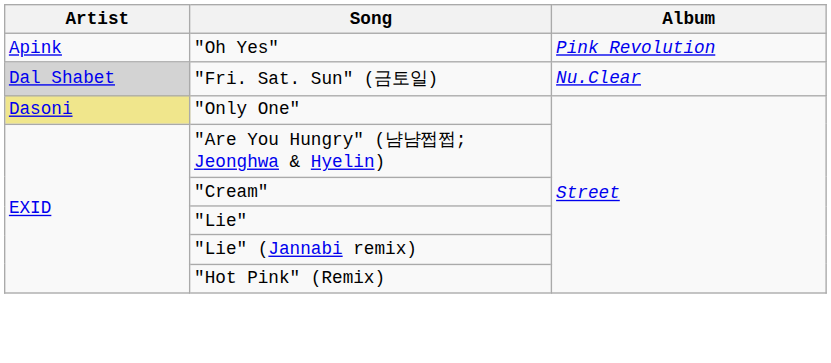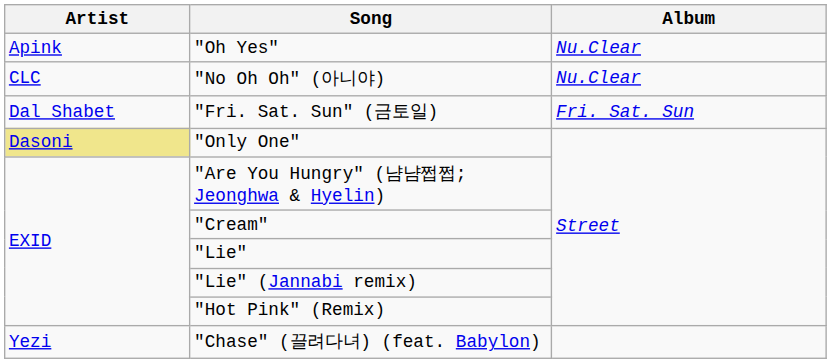(636, 48) Pink Revolution -> (599, 48) Nu.Clear
+ row: (290, 79)
(62, 79) lightgrey background -> (62, 112) no background
(599, 79) Nu.Clear -> (625, 112) Fri. Sat. Sun
+ row: (367, 343)
